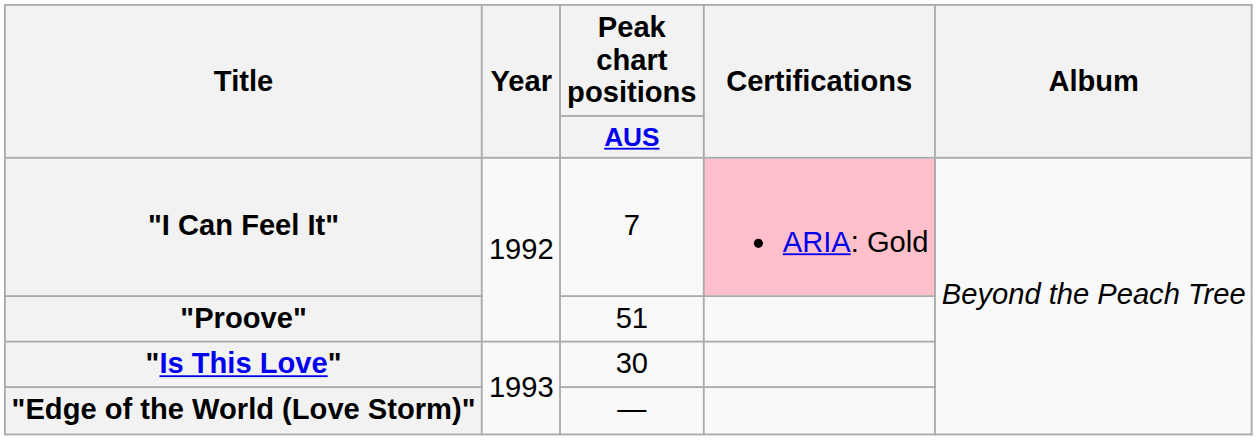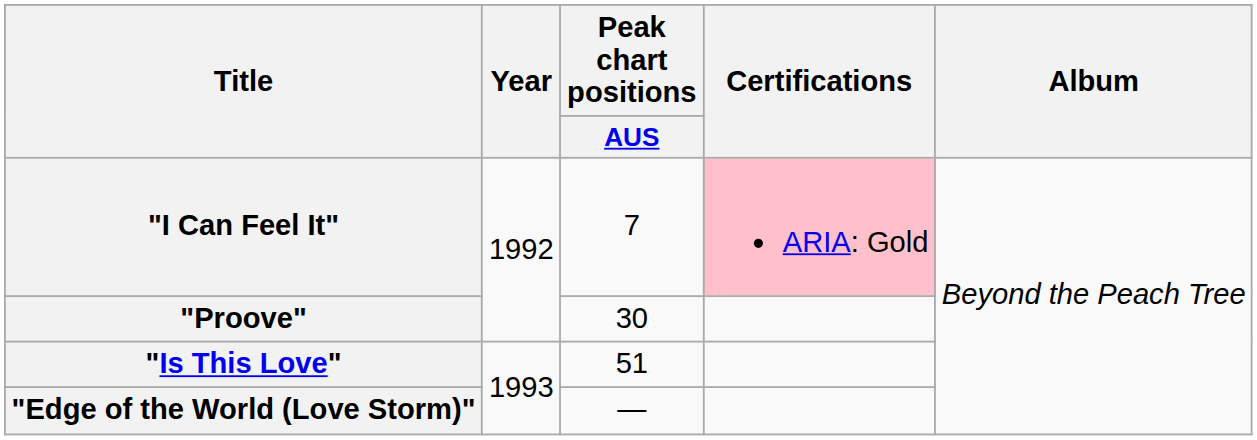(632, 317) 51 -> (632, 317) 30
(632, 364) 30 -> (632, 364) 51
